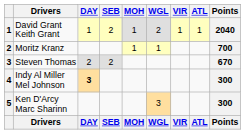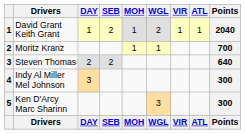(225, 62) 670 -> (225, 62) 640
(89, 80) bold -> (89, 80) normal
